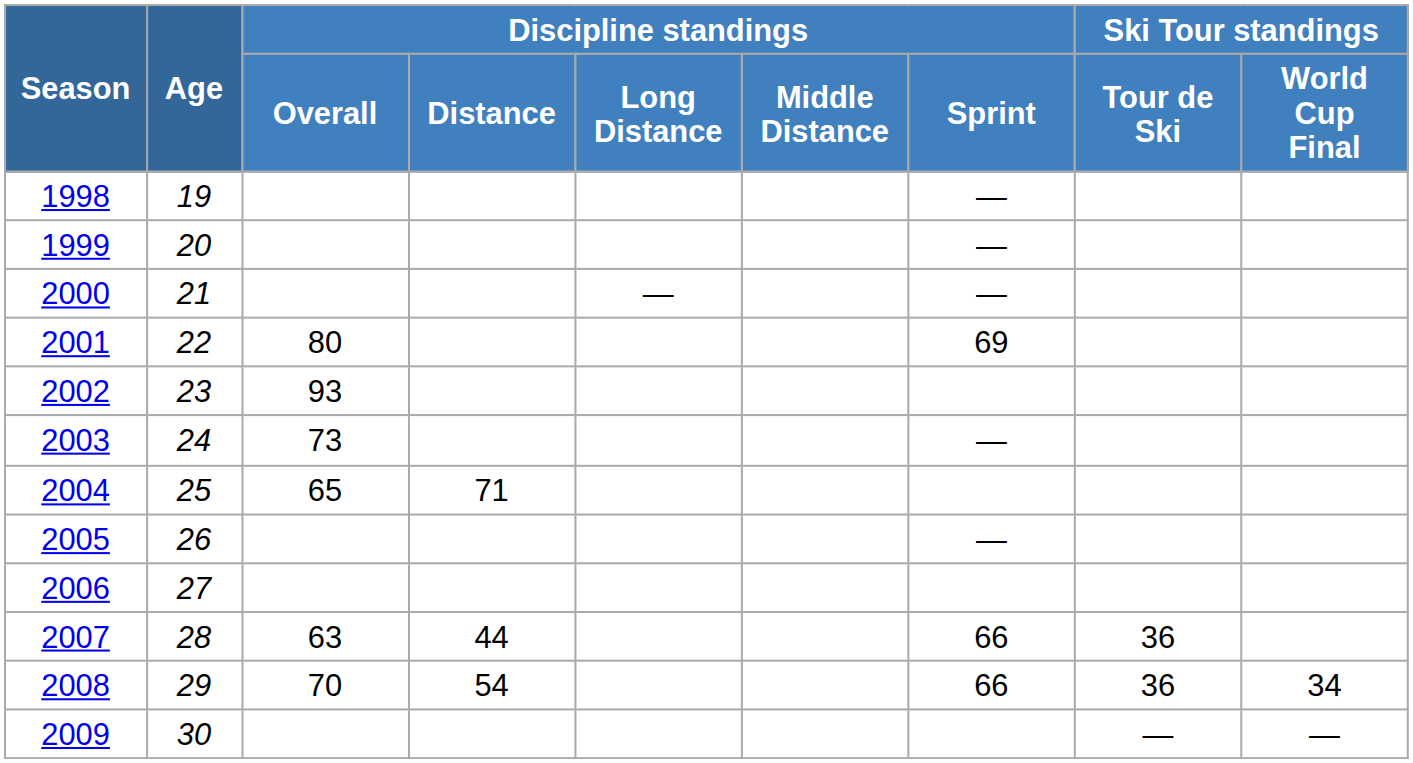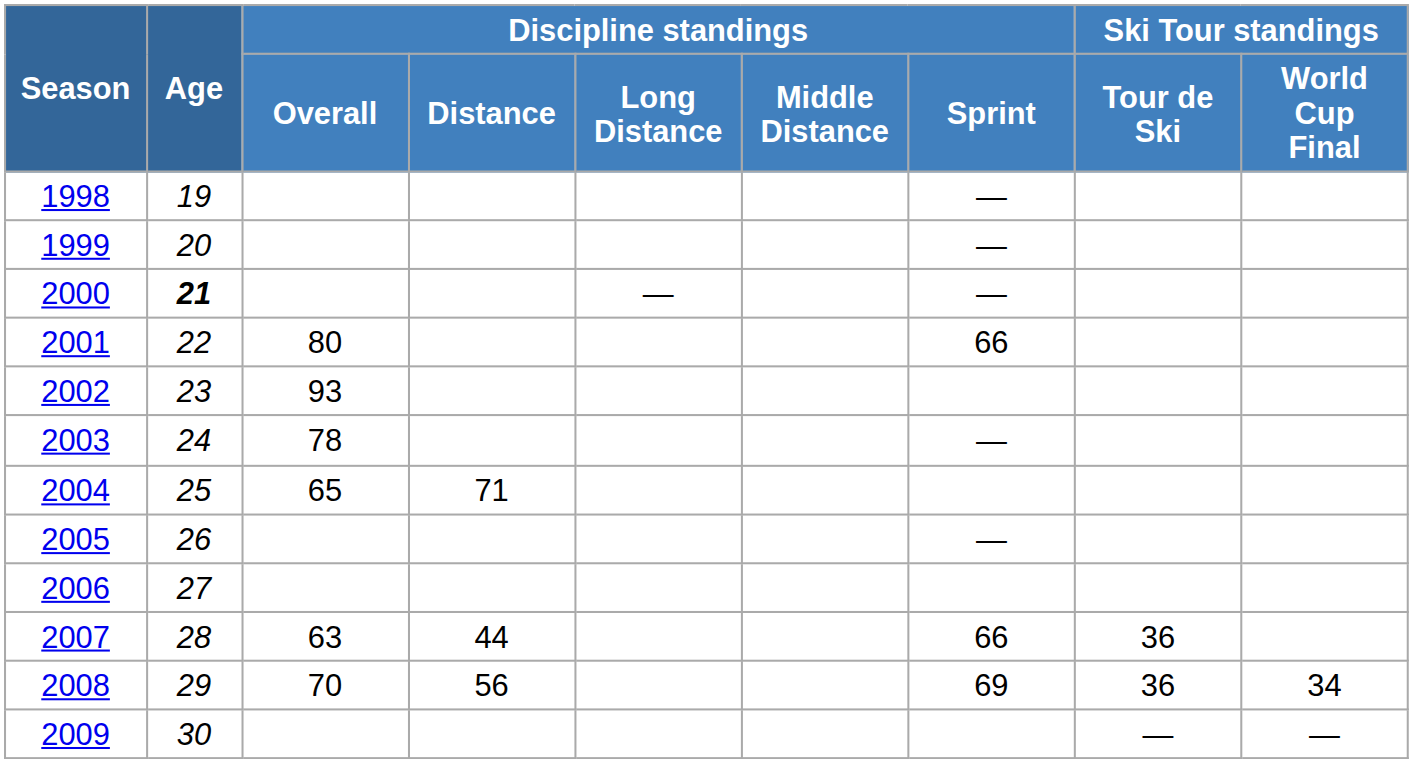(194, 294) normal -> (194, 294) bold
(991, 343) 69 -> (991, 343) 66
(325, 441) 73 -> (325, 441) 78
(492, 685) 54 -> (492, 685) 56
(991, 685) 66 -> (991, 685) 69
